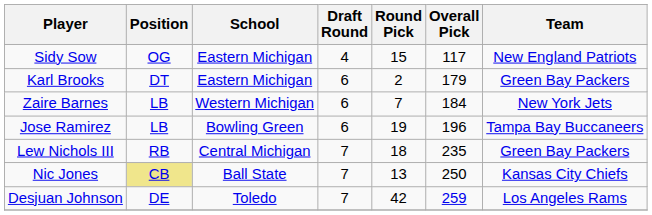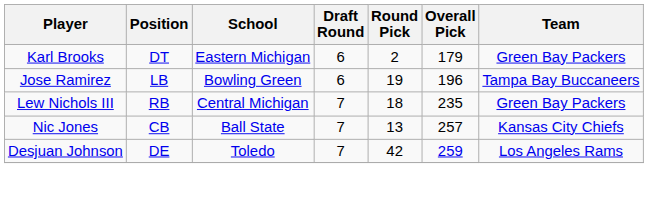- row: (65, 56)
- row: (65, 103)
(159, 174) khaki background -> (159, 127) no background
(454, 174) 250 -> (450, 127) 257
